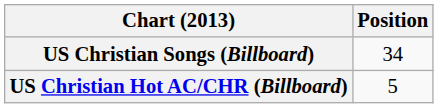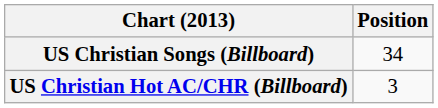(393, 86) 5 -> (393, 86) 3
